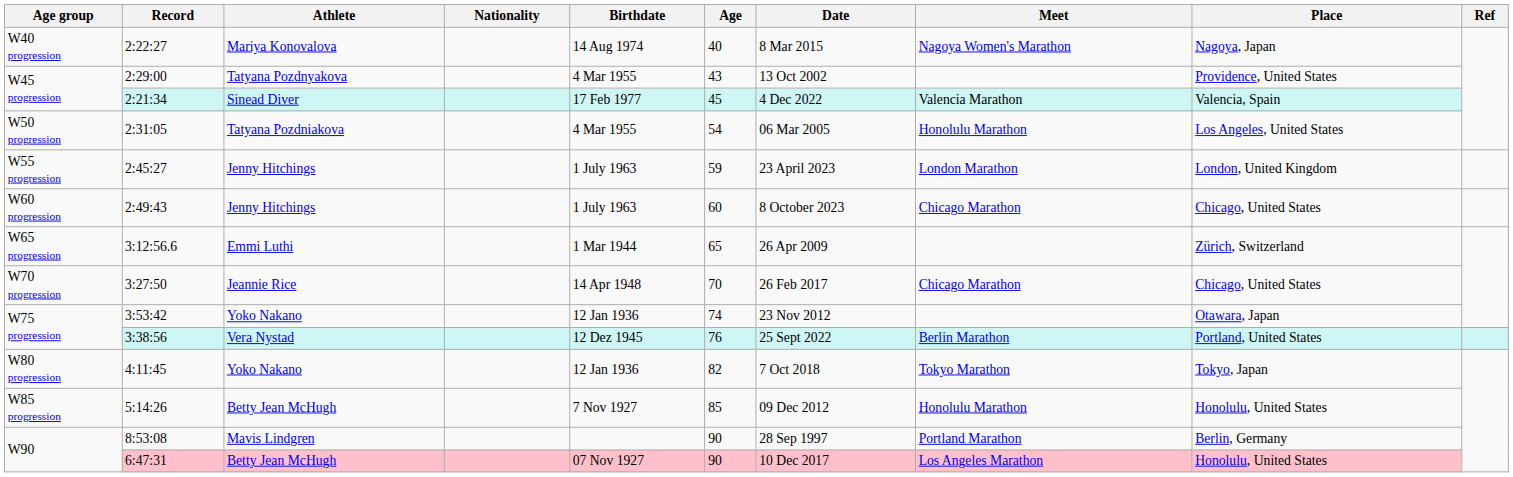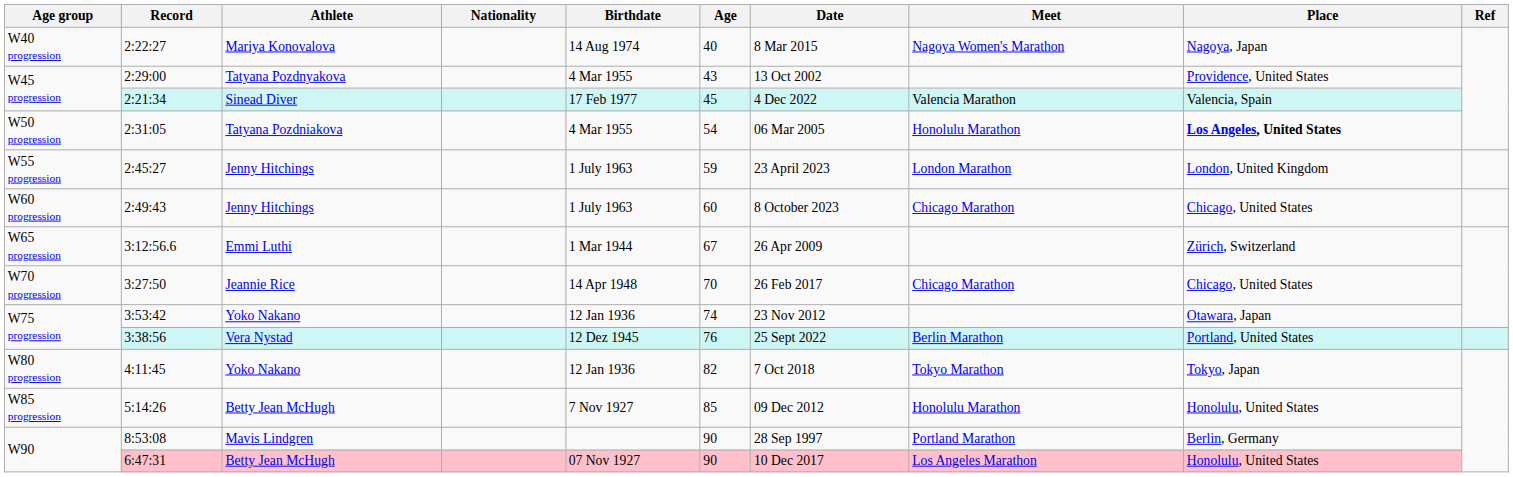(1269, 130) normal -> (1264, 130) bold
(715, 246) 65 -> (710, 246) 67
